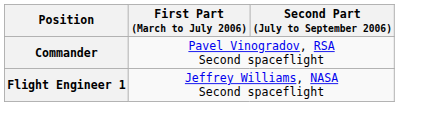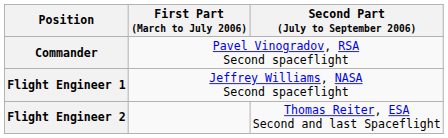+ row: (66, 117)
